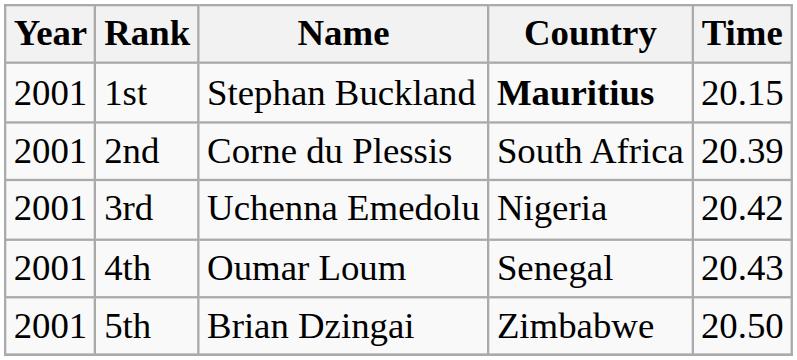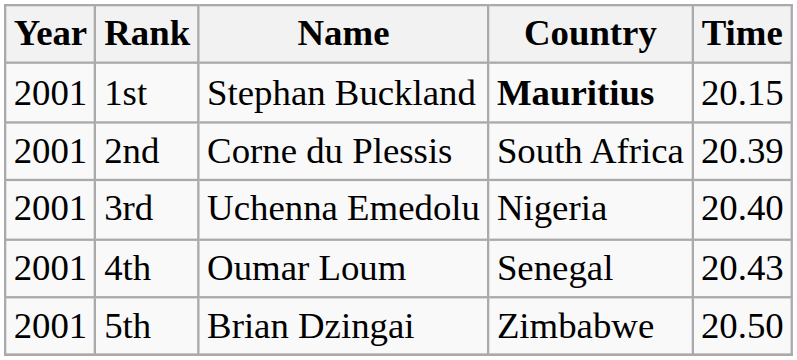(742, 208) 20.42 -> (742, 208) 20.40
